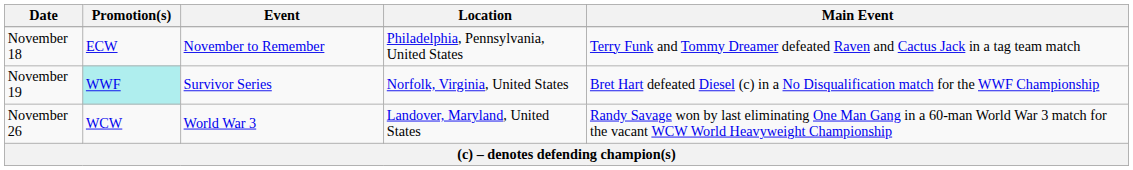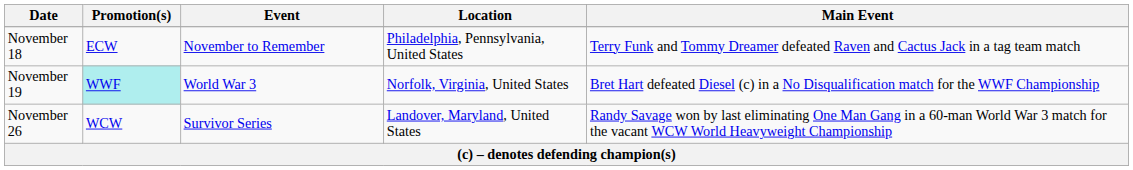(228, 84) Survivor Series -> (220, 84) World War 3
(220, 123) World War 3 -> (228, 123) Survivor Series
